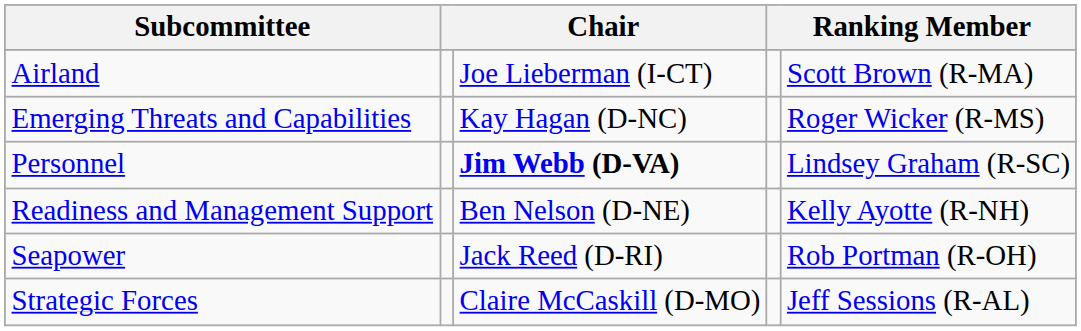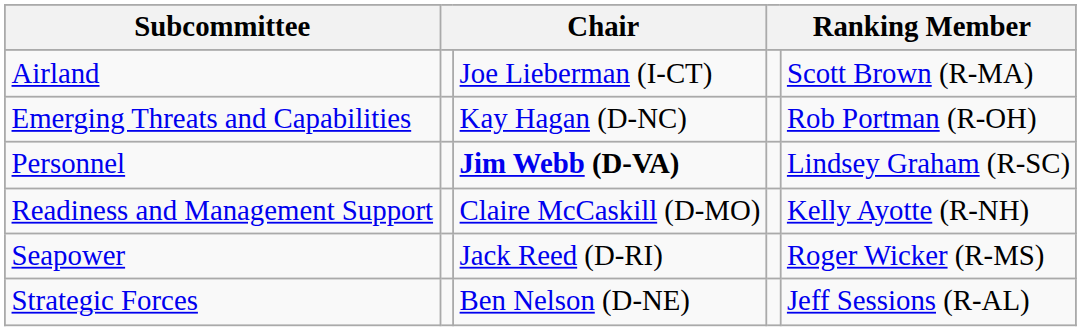(916, 118) Roger Wicker (R-MS) -> (912, 118) Rob Portman (R-OH)
(575, 210) Ben Nelson (D-NE) -> (610, 210) Claire McCaskill (D-MO)
(912, 255) Rob Portman (R-OH) -> (916, 255) Roger Wicker (R-MS)
(610, 301) Claire McCaskill (D-MO) -> (575, 301) Ben Nelson (D-NE)
